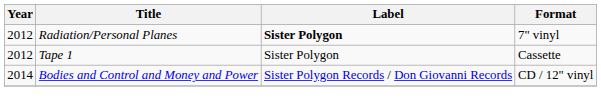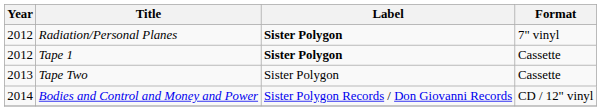(302, 55) normal -> (303, 55) bold
+ row: (63, 75)
